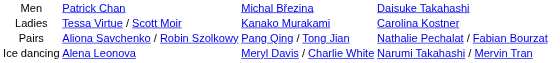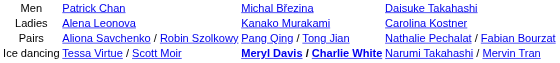(122, 23) Tessa Virtue / Scott Moir -> (99, 23) Alena Leonova
(99, 53) Alena Leonova -> (122, 53) Tessa Virtue / Scott Moir
(308, 53) normal -> (312, 53) bold
